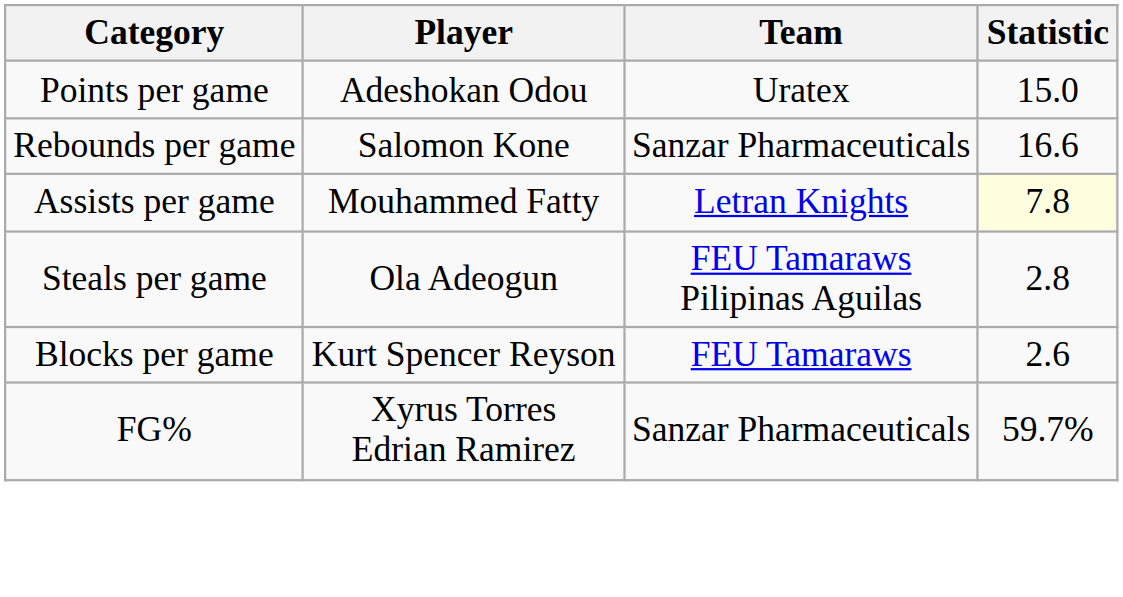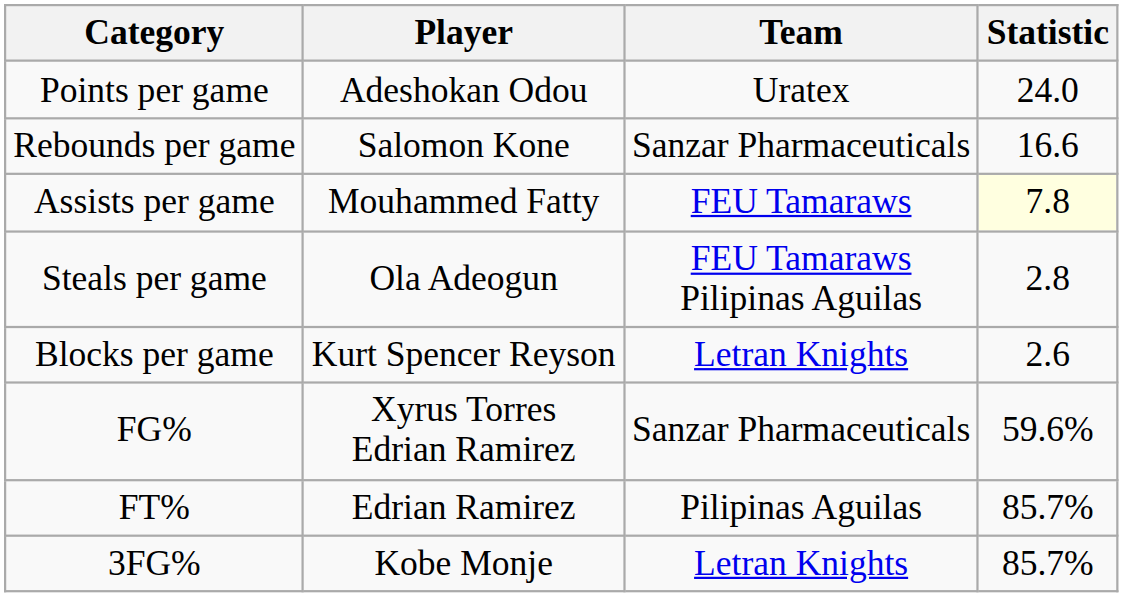(1048, 88) 15.0 -> (1048, 88) 24.0
(801, 201) Letran Knights -> (801, 201) FEU Tamaraws
(801, 354) FEU Tamaraws -> (801, 354) Letran Knights
(1048, 430) 59.7% -> (1048, 430) 59.6%
+ row: (154, 506)
+ row: (154, 563)
